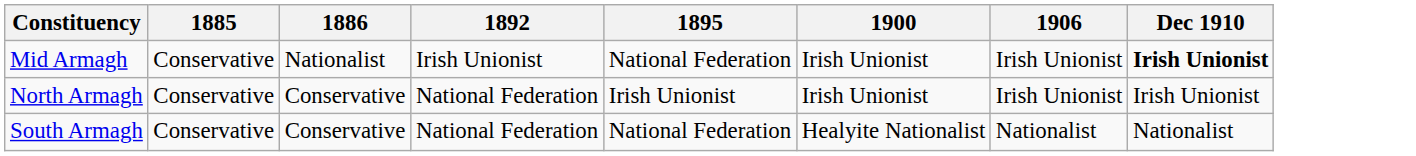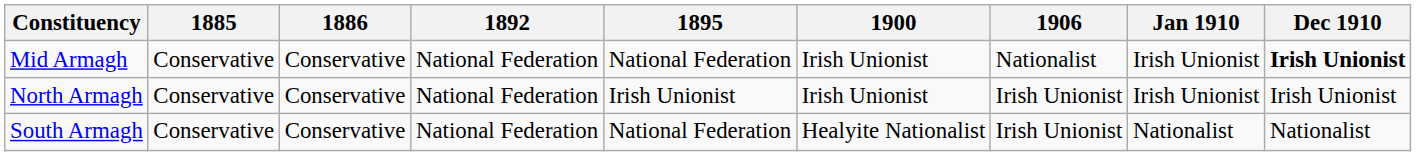+ column: (1196, 22)
(335, 58) Nationalist -> (345, 58) Conservative
(479, 58) Irish Unionist -> (507, 58) National Federation
(1059, 58) Irish Unionist -> (1046, 58) Nationalist
(1046, 131) Nationalist -> (1059, 131) Irish Unionist
